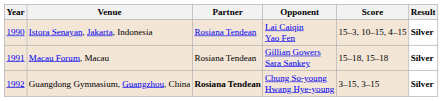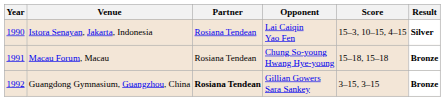(293, 58) Gillian Gowers Sara Sankey -> (300, 58) Chung So-young Hwang Hye-young
(422, 58) Silver -> (425, 58) Bronze
(300, 84) Chung So-young Hwang Hye-young -> (293, 84) Gillian Gowers Sara Sankey
(422, 84) Silver -> (425, 84) Bronze
